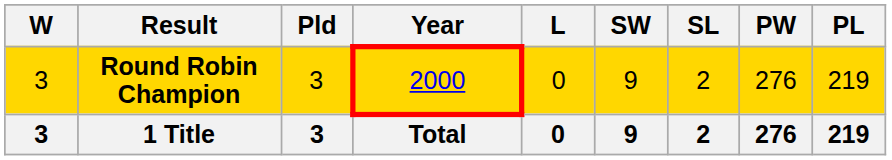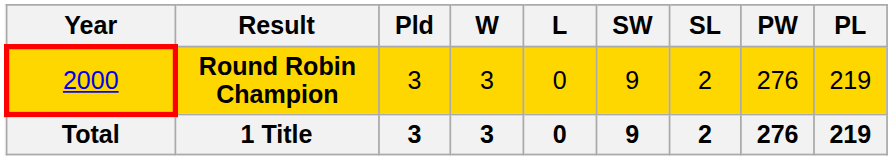columns swapped: (437, 25) <-> (41, 26)
